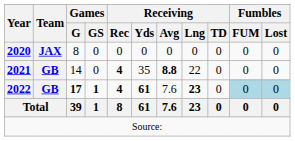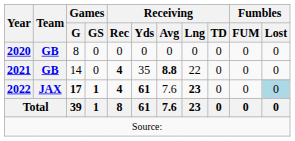(50, 51) JAX -> (50, 51) GB
(50, 88) GB -> (50, 88) JAX
(246, 88) lightblue background -> (246, 88) no background
